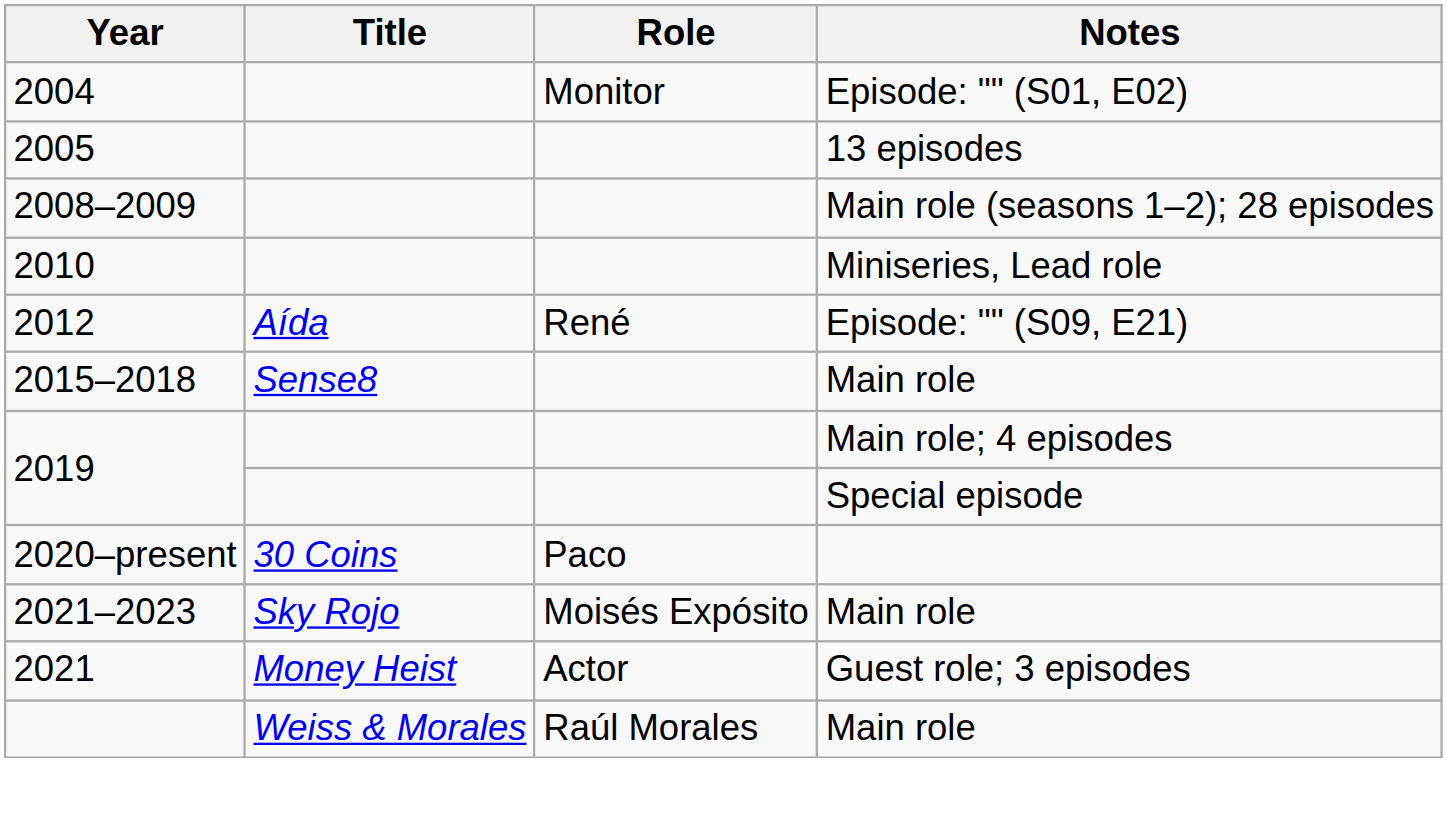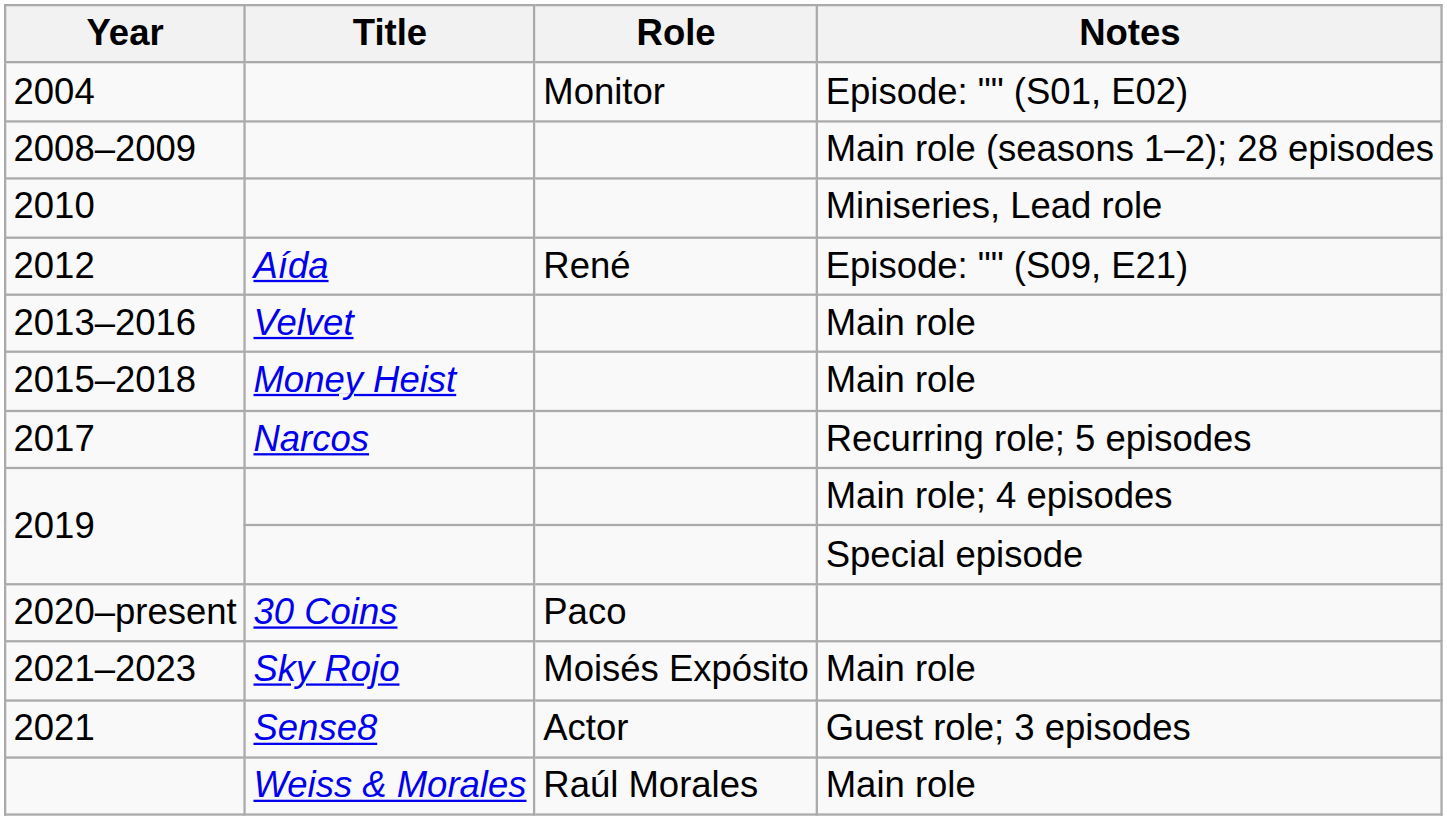- row: (54, 149)
+ row: (105, 322)
(315, 380) Sense8 -> (355, 380) Money Heist
+ row: (54, 438)
(355, 669) Money Heist -> (315, 727) Sense8
